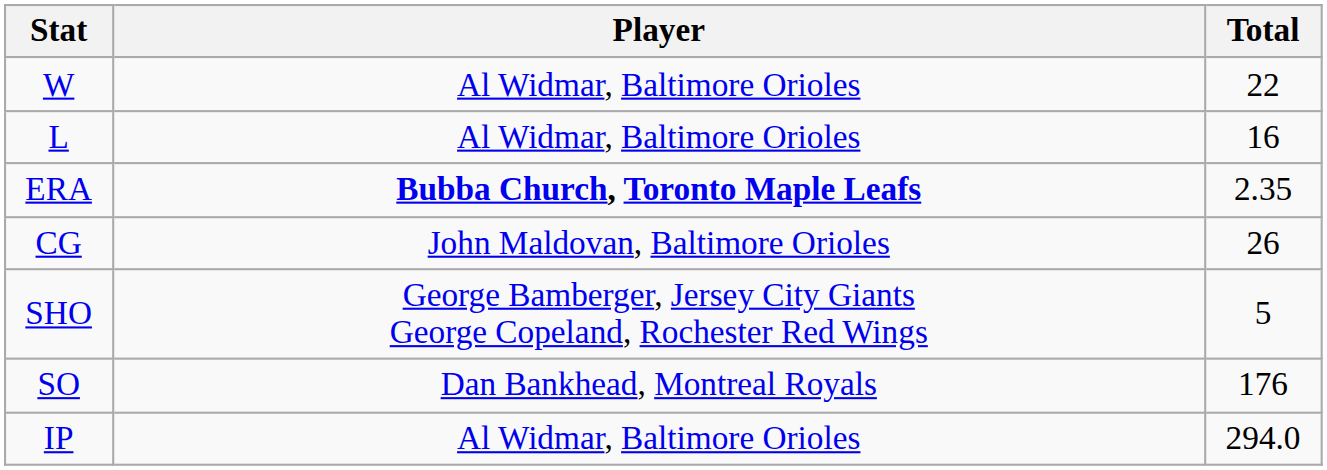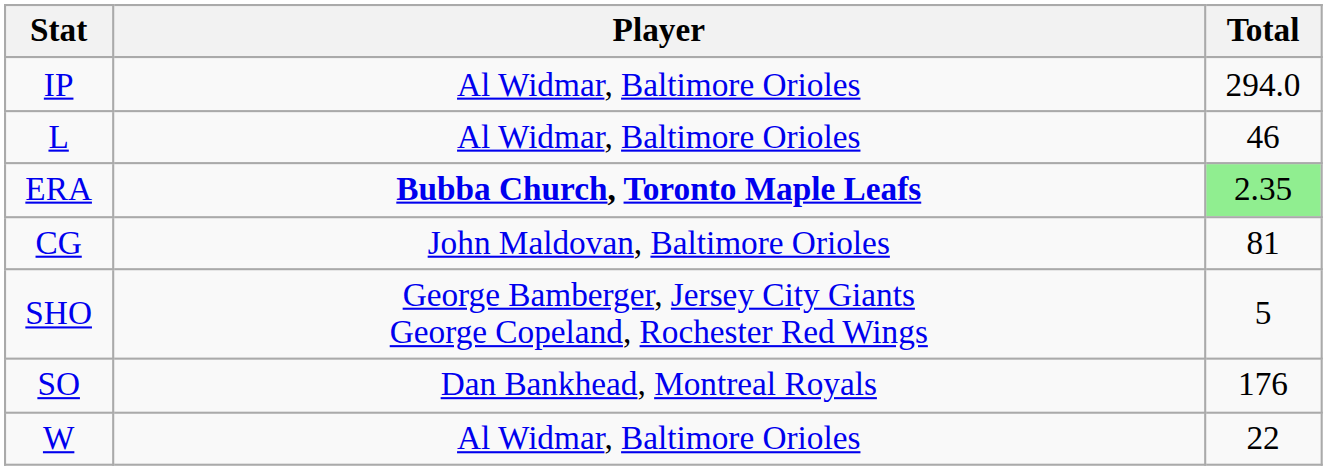rows swapped: (59, 83) <-> (59, 437)
(1263, 136) 16 -> (1263, 136) 46
(1263, 189) no background -> (1263, 189) lightgreen background
(1263, 242) 26 -> (1263, 242) 81
